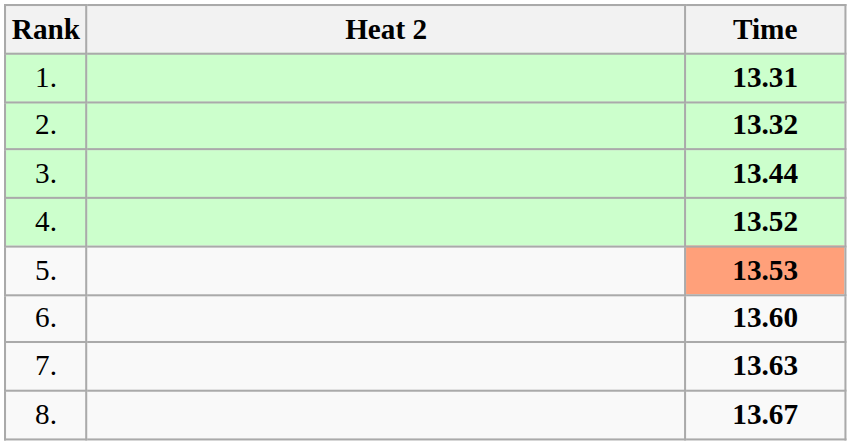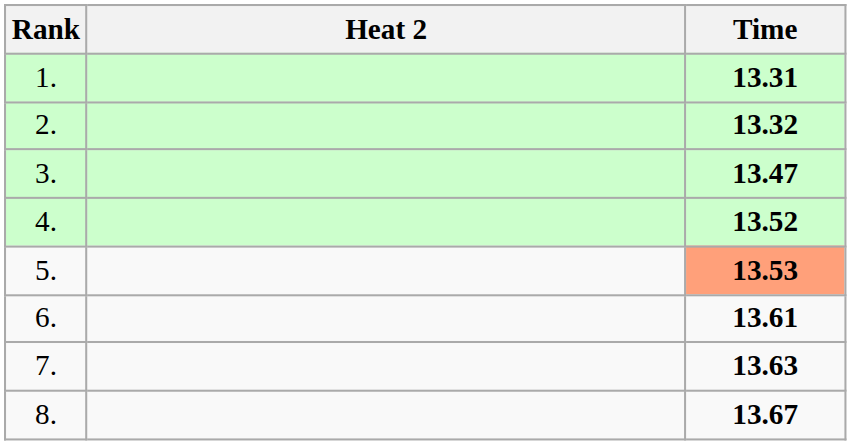(765, 173) 13.44 -> (765, 173) 13.47
(765, 318) 13.60 -> (765, 318) 13.61
